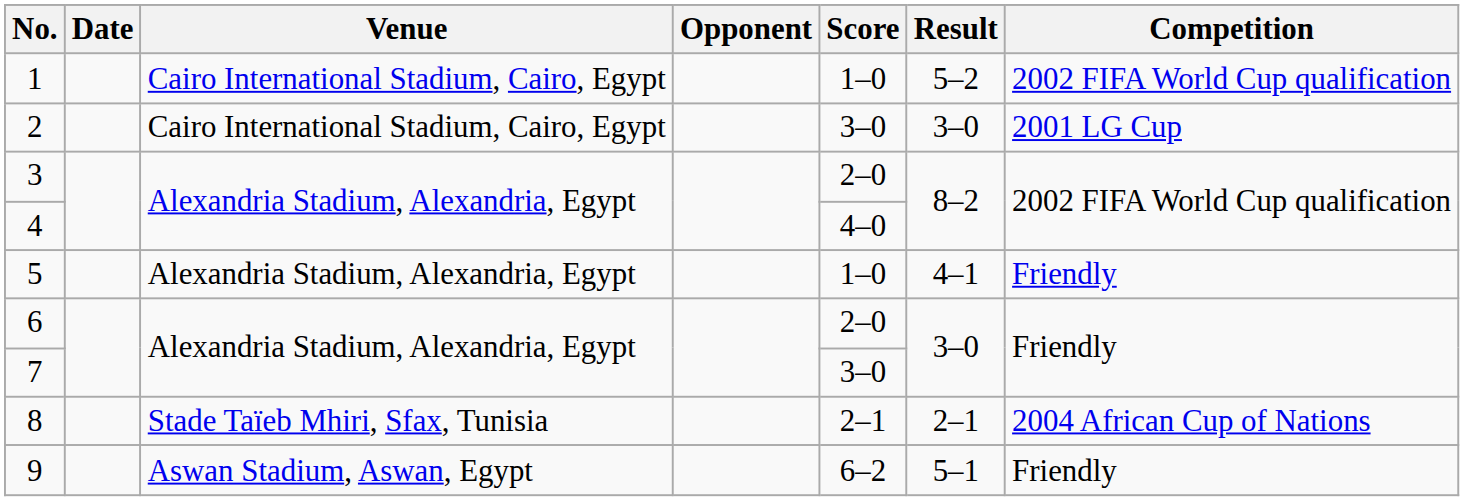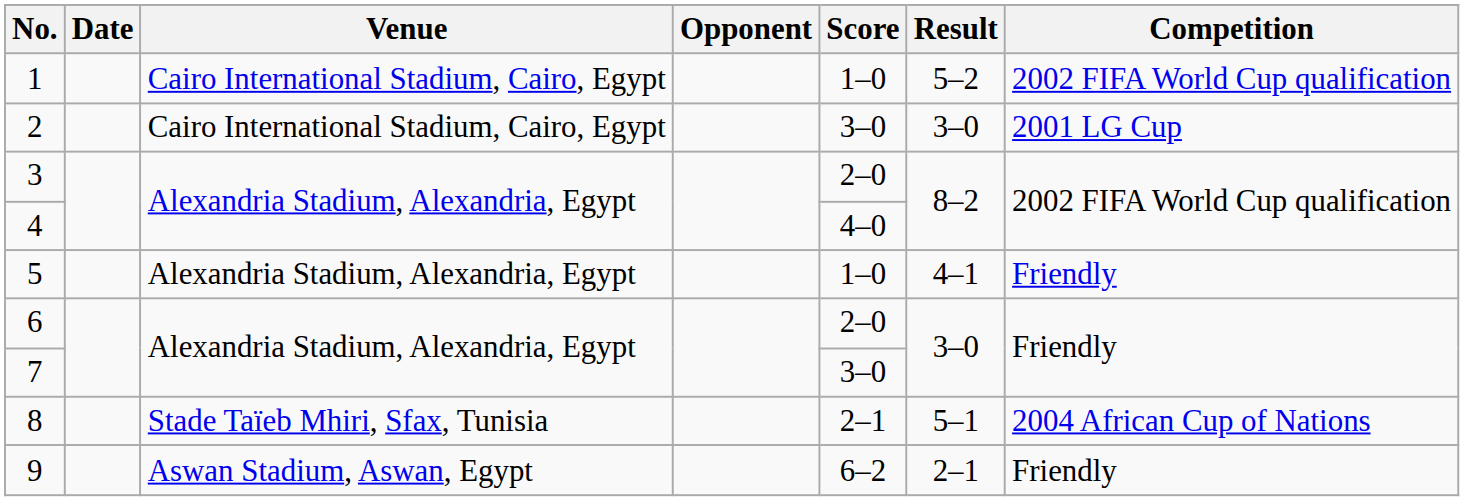(956, 420) 2–1 -> (956, 420) 5–1
(956, 469) 5–1 -> (956, 469) 2–1
